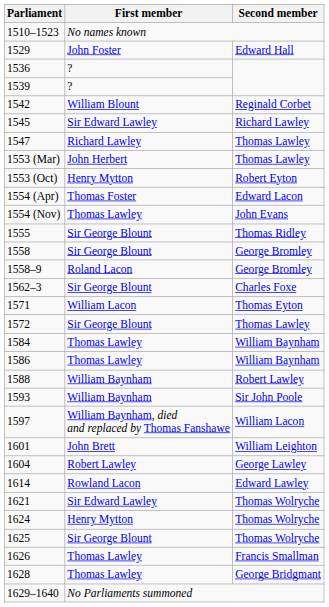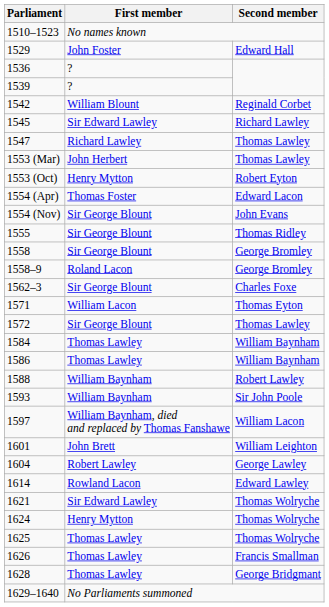(105, 214) Thomas Lawley -> (109, 214) Sir George Blount
(109, 538) Sir George Blount -> (105, 538) Thomas Lawley
